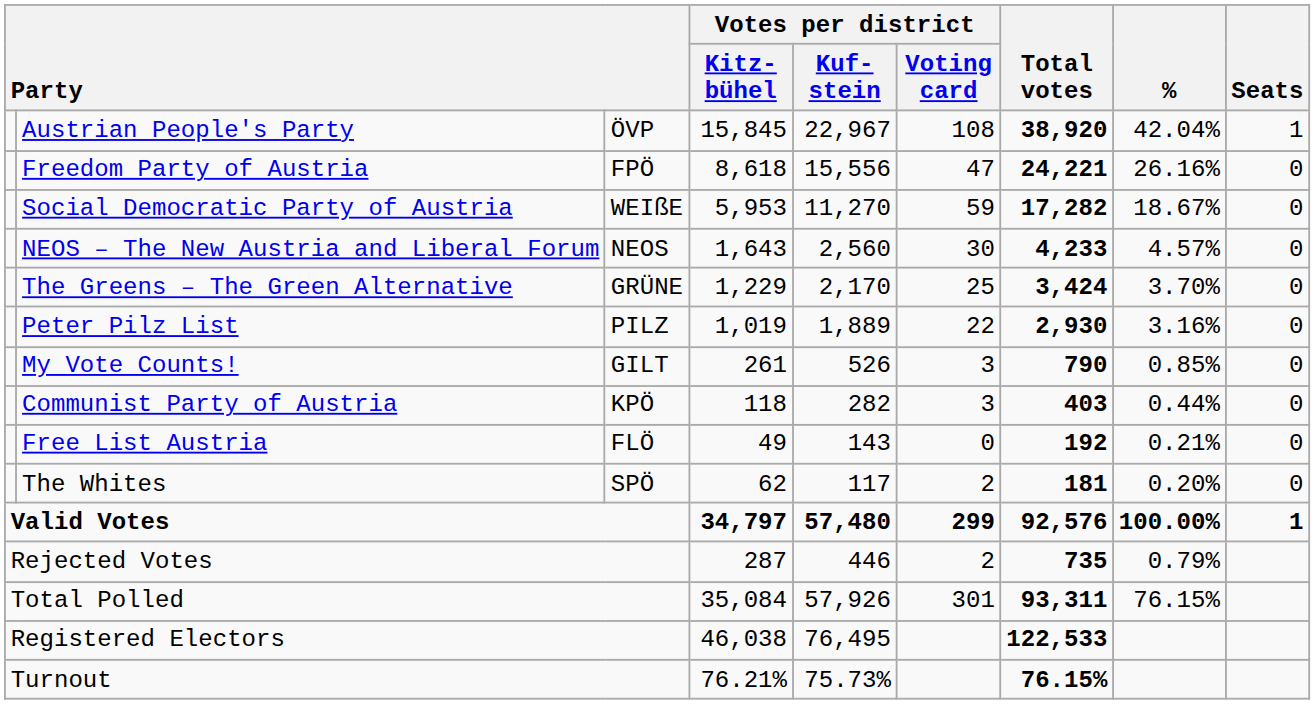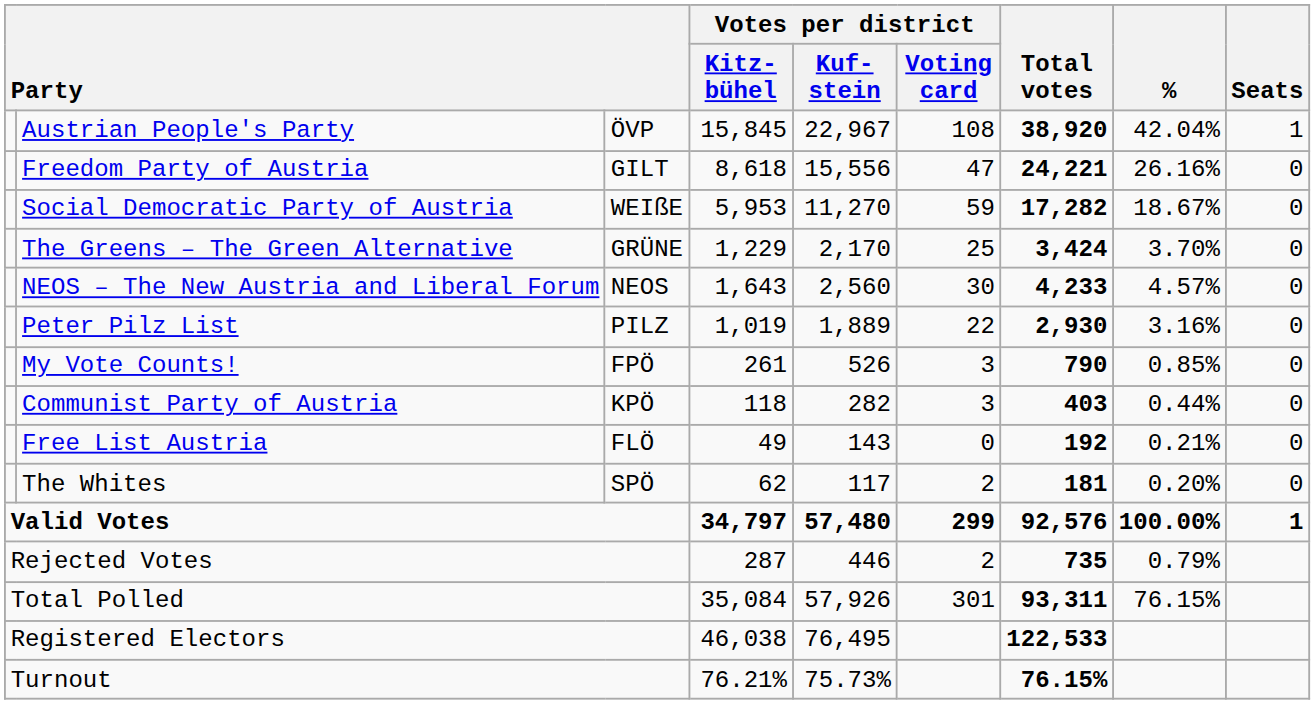(633, 170) FPÖ -> (640, 170) GILT
rows swapped: (311, 248) <-> (267, 287)
(640, 366) GILT -> (633, 366) FPÖ
